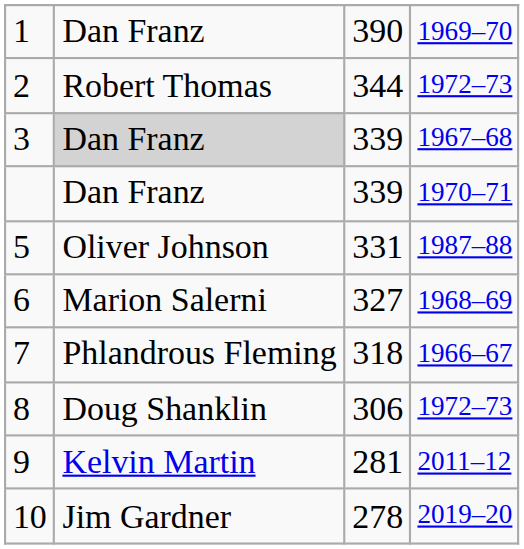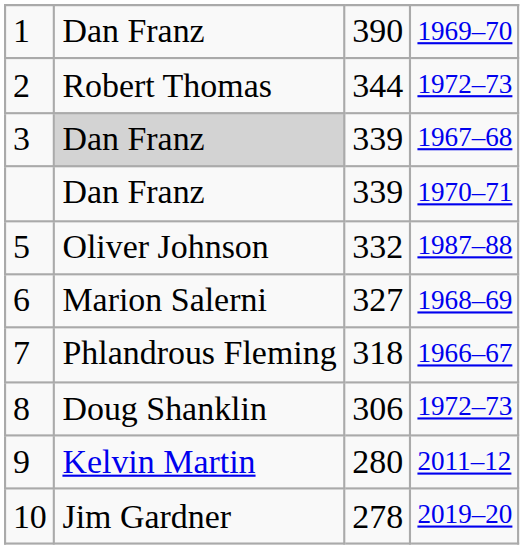(378, 246) 331 -> (378, 246) 332
(378, 461) 281 -> (378, 461) 280
